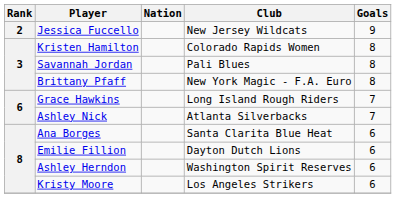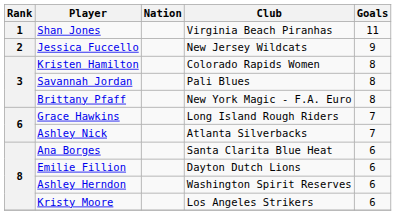+ row: (69, 30)
